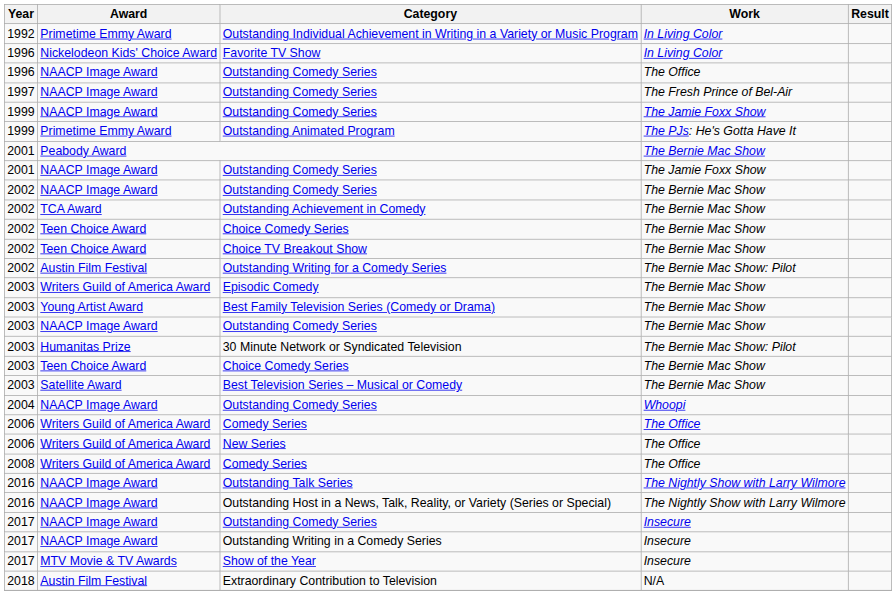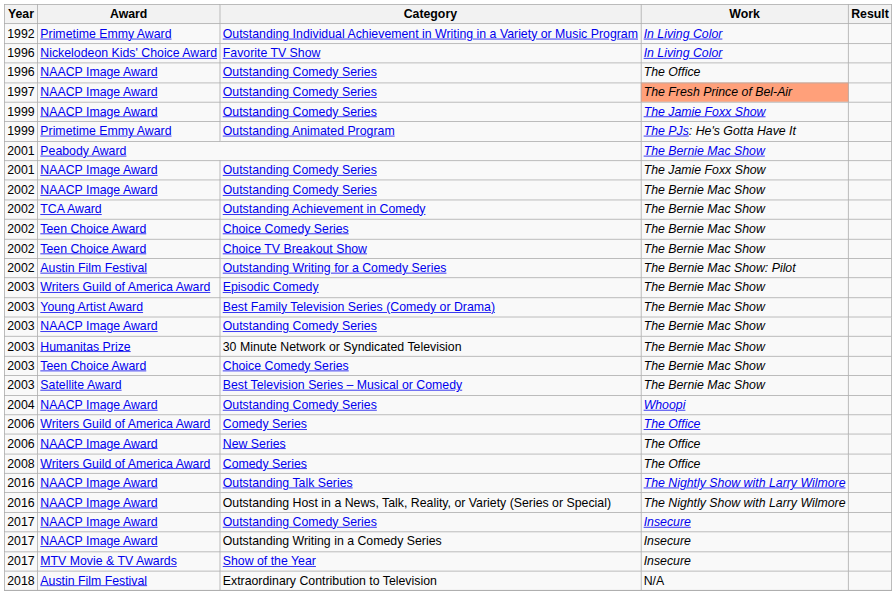(718, 92) no background -> (718, 92) lightsalmon background
(720, 346) The Bernie Mac Show: Pilot -> (704, 346) The Bernie Mac Show
(125, 444) Writers Guild of America Award -> (99, 444) NAACP Image Award
